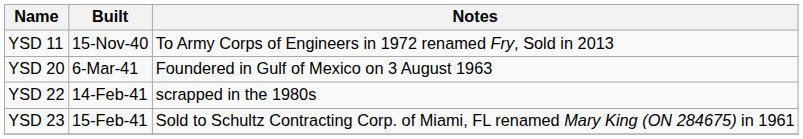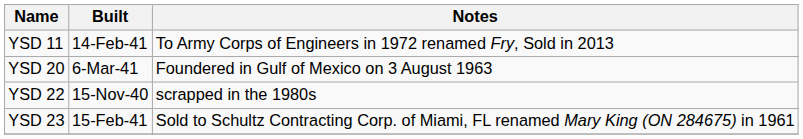(110, 43) 15-Nov-40 -> (110, 43) 14-Feb-41
(110, 95) 14-Feb-41 -> (110, 95) 15-Nov-40
